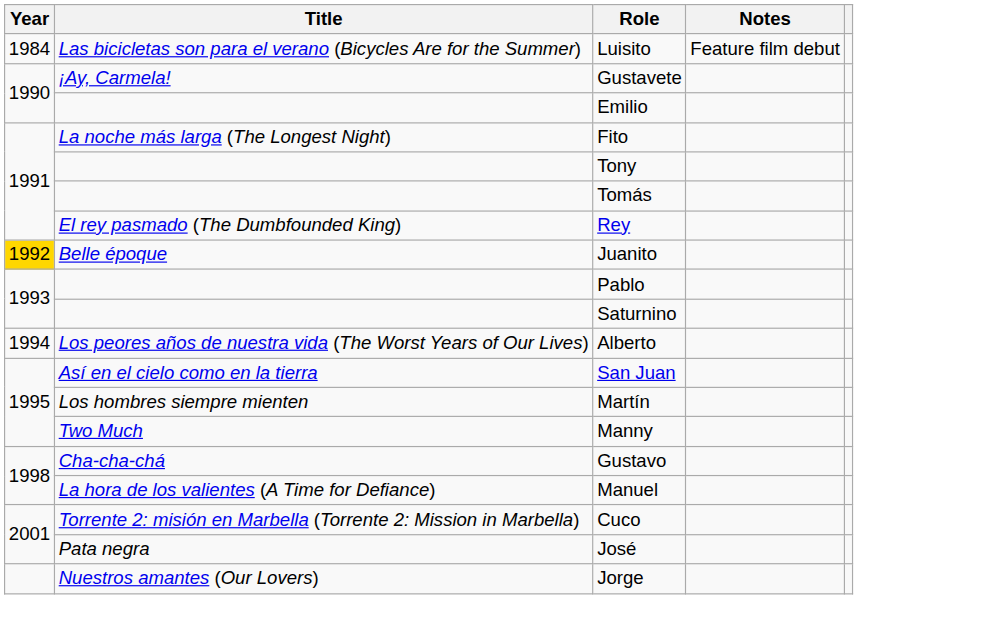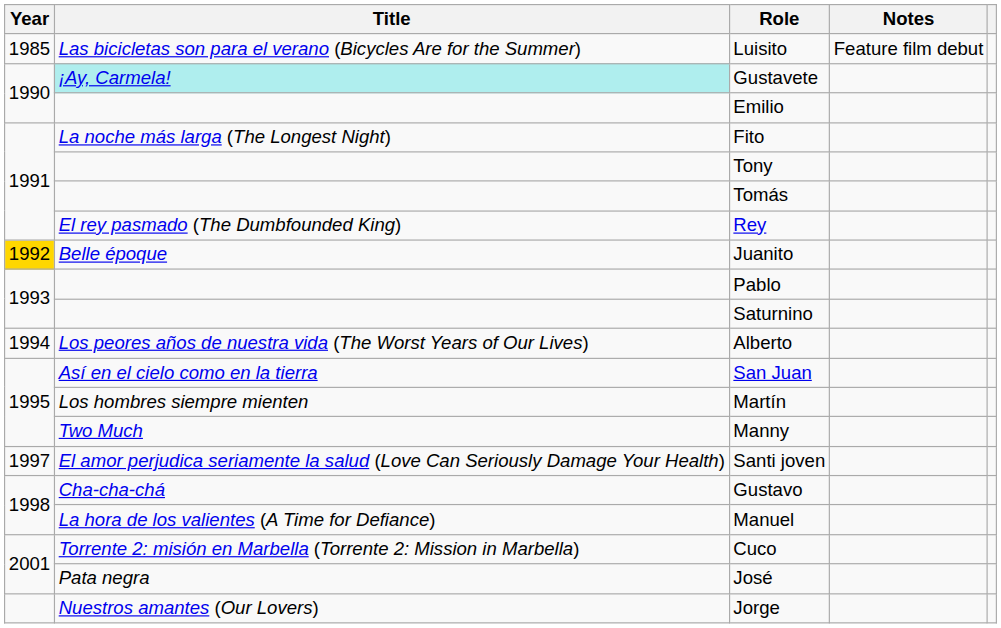(30, 48) 1984 -> (30, 48) 1985
(115, 78) no background -> (115, 78) paleturquoise background
+ row: (779, 460)
